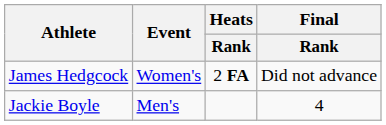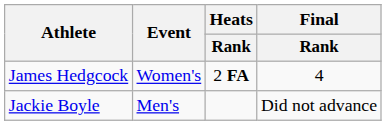(319, 76) Did not advance -> (319, 76) 4
(319, 105) 4 -> (319, 105) Did not advance
